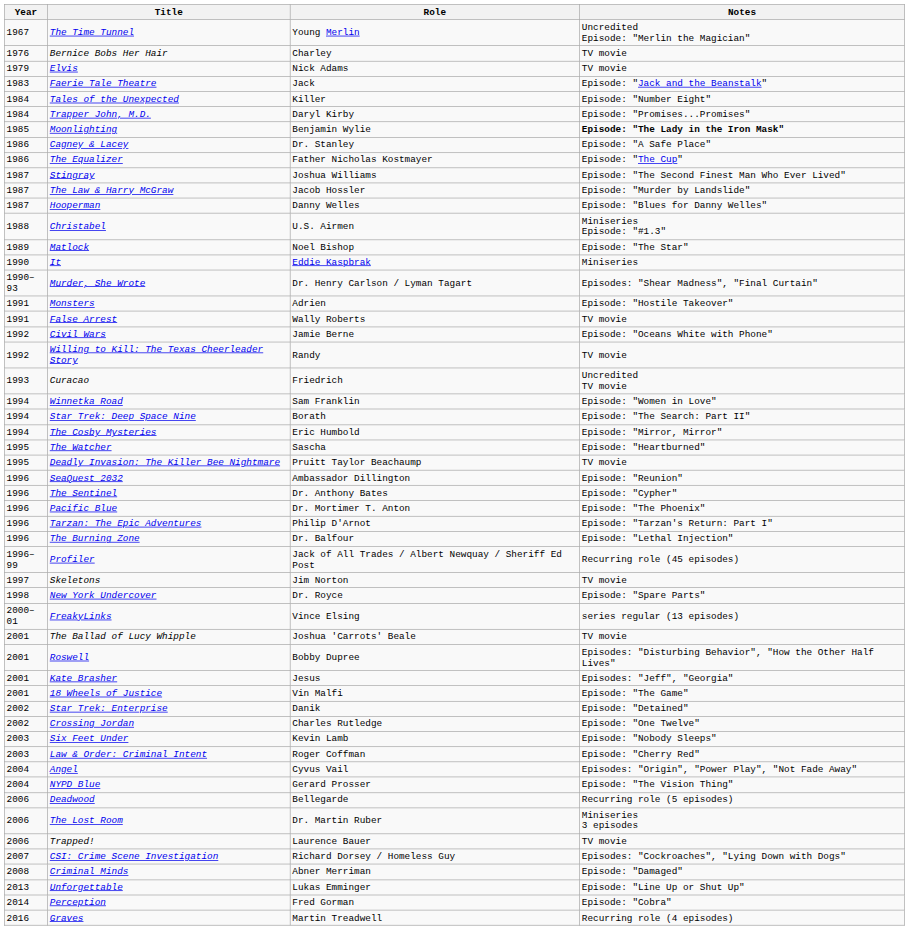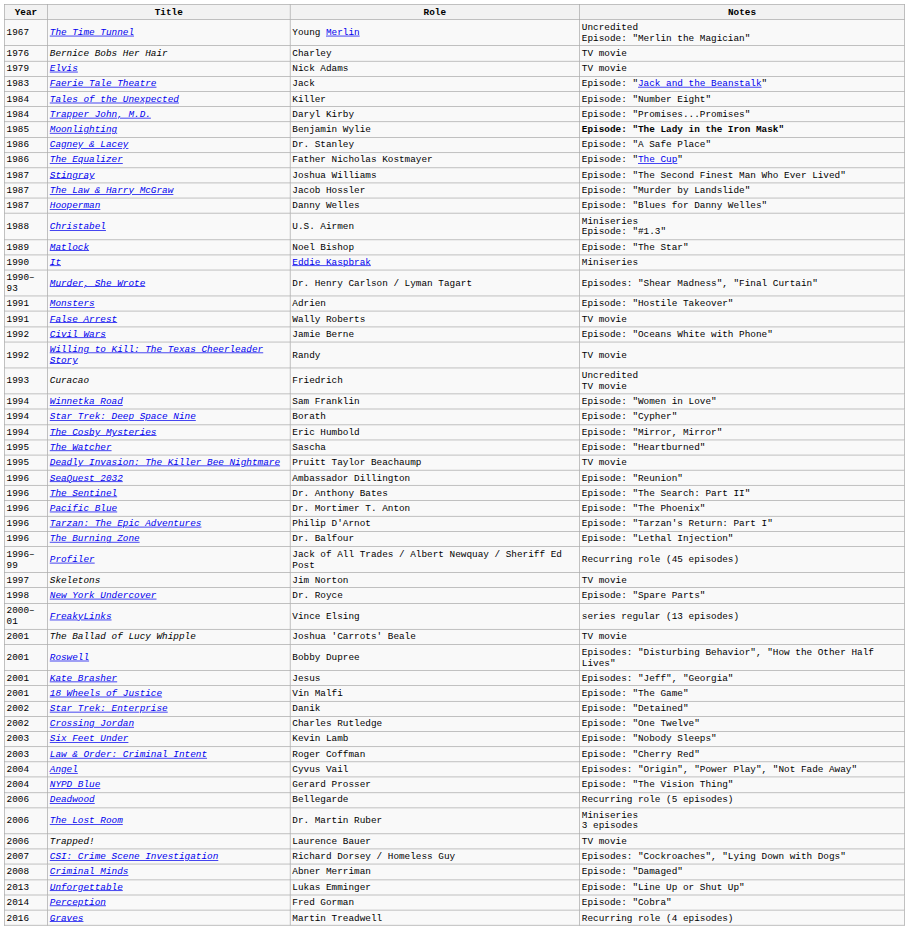(666, 417) Episode: "The Search: Part II" -> (630, 417) Episode: "Cypher"
(630, 493) Episode: "Cypher" -> (666, 493) Episode: "The Search: Part II"
